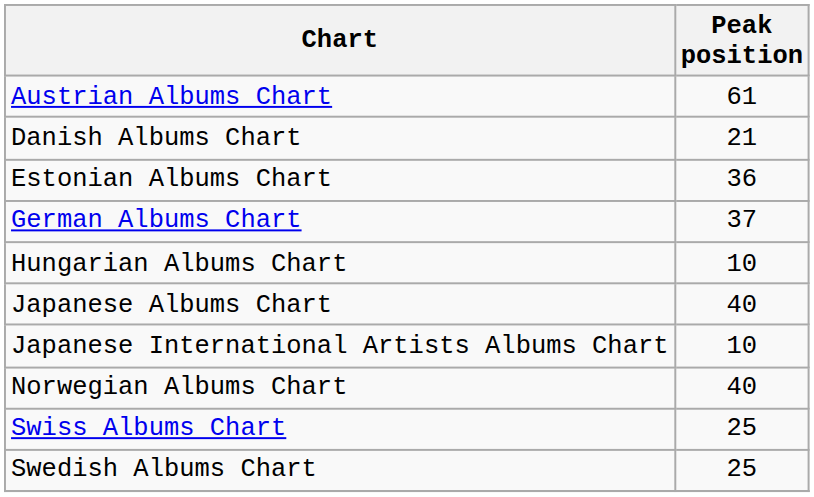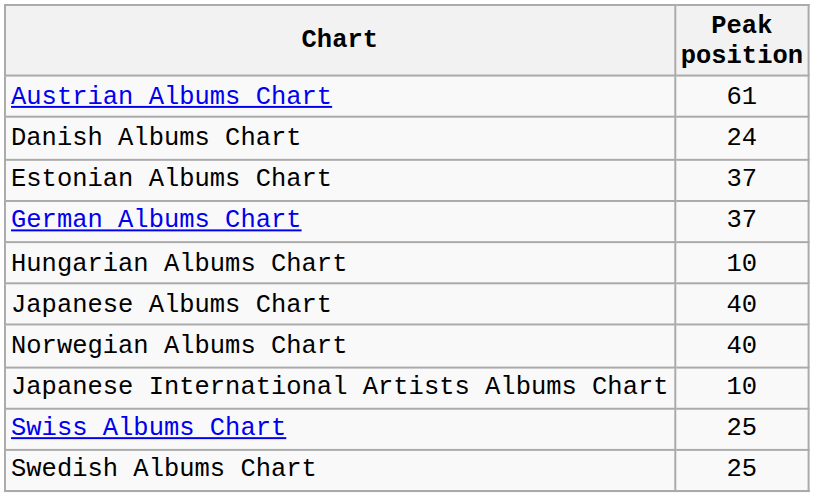(742, 138) 21 -> (742, 138) 24
(742, 180) 36 -> (742, 180) 37
rows swapped: (340, 346) <-> (179, 387)
